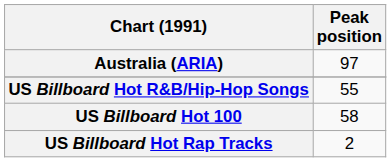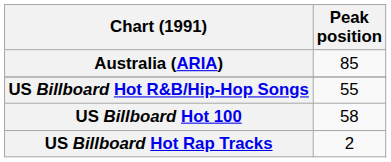(349, 63) 97 -> (349, 63) 85
